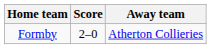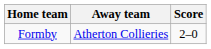columns swapped: (88, 14) <-> (156, 14)
